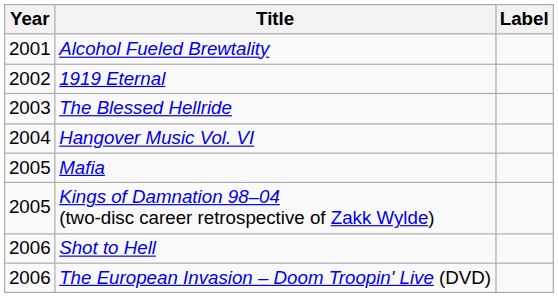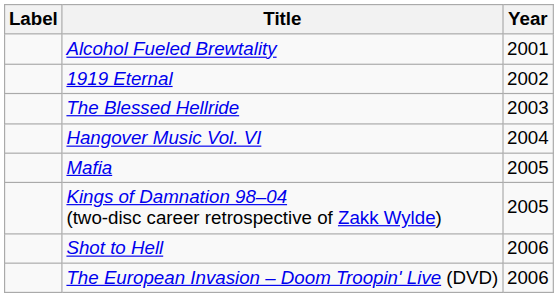columns swapped: (30, 19) <-> (524, 19)
